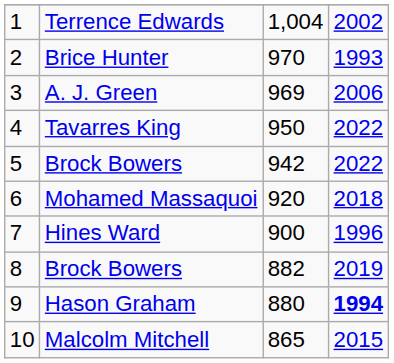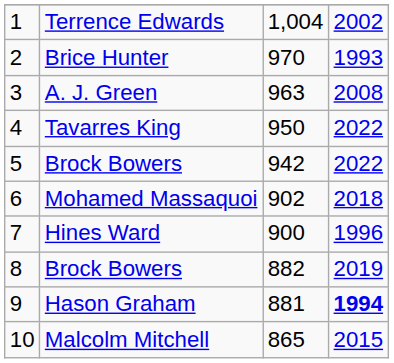(286, 92) 969 -> (286, 92) 963
(358, 92) 2006 -> (358, 92) 2008
(286, 198) 920 -> (286, 198) 902
(286, 304) 880 -> (286, 304) 881
